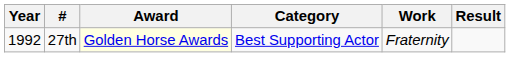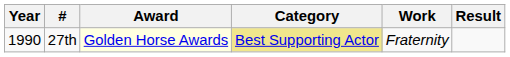(24, 39) 1992 -> (24, 39) 1990
(307, 39) no background -> (307, 39) khaki background
